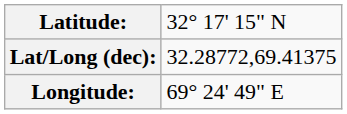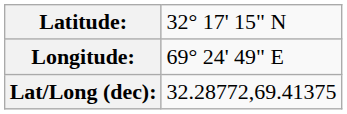rows swapped: (83, 91) <-> (83, 56)
